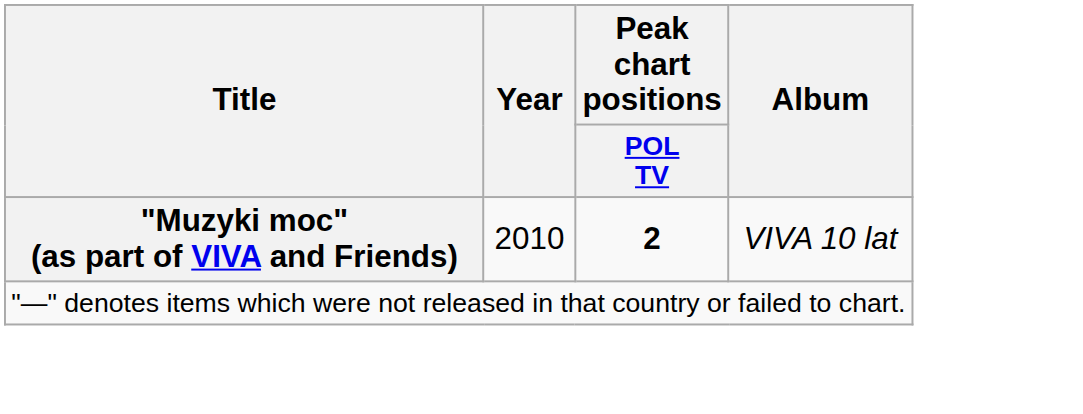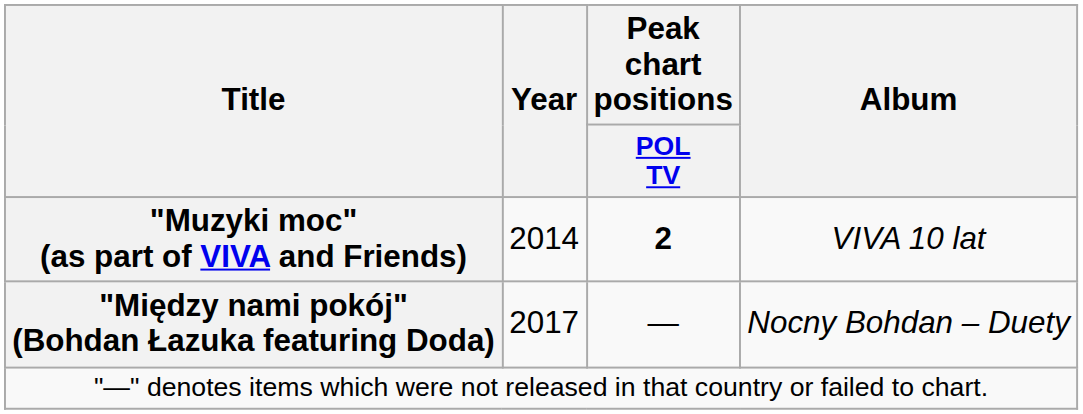(529, 238) 2010 -> (544, 238) 2014
+ row: (254, 323)
